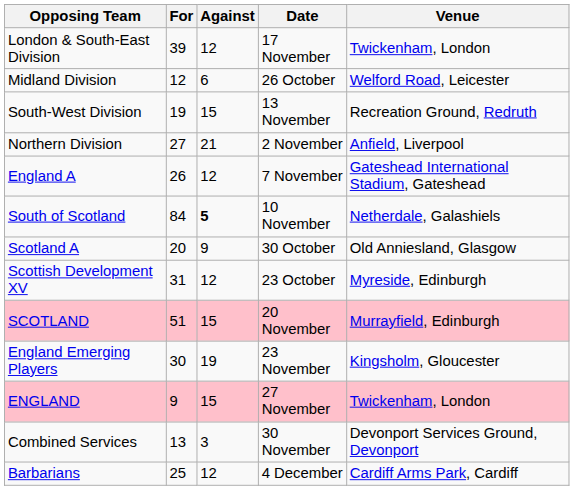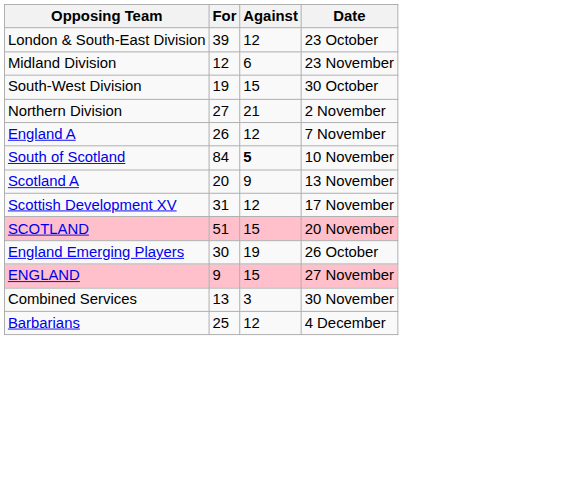- column: (458, 16)
(296, 48) 17 November -> (342, 39) 23 October
(298, 80) 26 October -> (349, 63) 23 November
(296, 112) 13 November -> (342, 87) 30 October
(298, 248) 30 October -> (349, 181) 13 November
(298, 280) 23 October -> (349, 205) 17 November
(296, 361) 23 November -> (342, 252) 26 October
